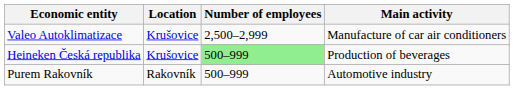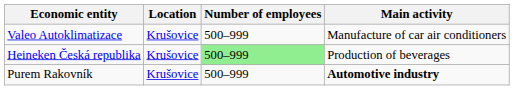(236, 34) 2,500–2,999 -> (226, 34) 500–999
(171, 74) Rakovník -> (172, 74) Krušovice
(380, 74) normal -> (383, 74) bold
